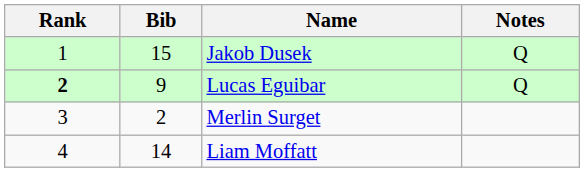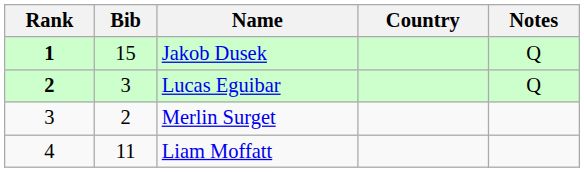+ column: (423, 20)
(63, 53) normal -> (49, 53) bold
(161, 85) 9 -> (126, 85) 3
(161, 150) 14 -> (126, 150) 11
